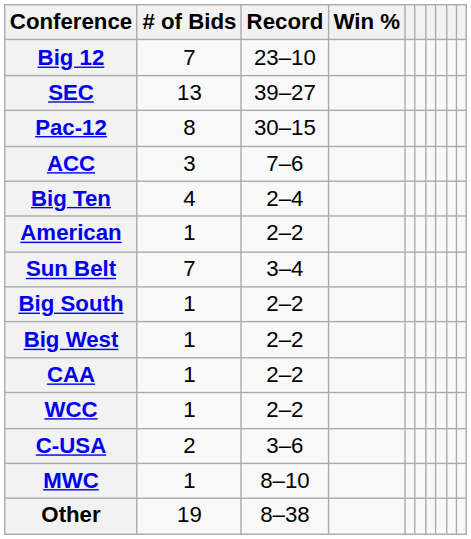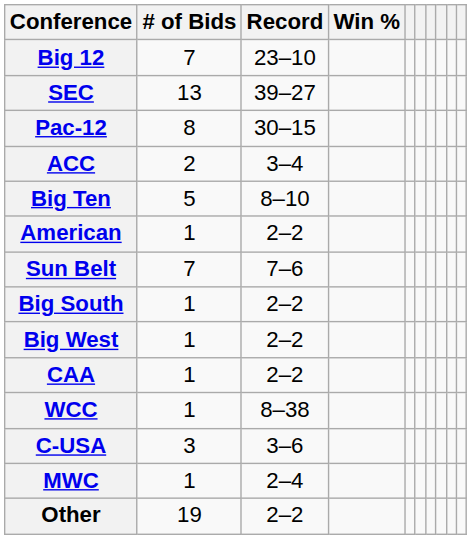(189, 163) 3 -> (189, 163) 2
(285, 163) 7–6 -> (285, 163) 3–4
(189, 198) 4 -> (189, 198) 5
(285, 198) 2–4 -> (285, 198) 8–10
(285, 269) 3–4 -> (285, 269) 7–6
(285, 410) 2–2 -> (285, 410) 8–38
(189, 445) 2 -> (189, 445) 3
(285, 480) 8–10 -> (285, 480) 2–4
(285, 515) 8–38 -> (285, 515) 2–2
